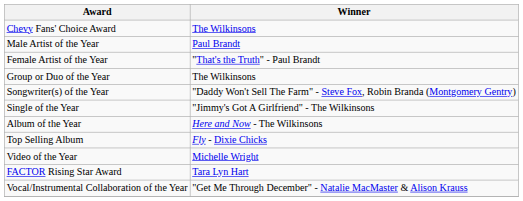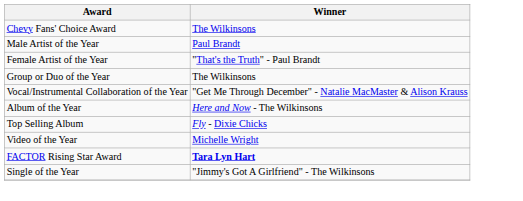- row: (58, 92)
rows swapped: (43, 108) <-> (97, 188)
(220, 172) normal -> (224, 156) bold
